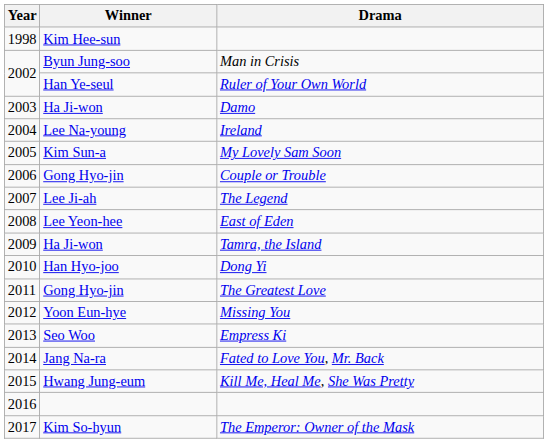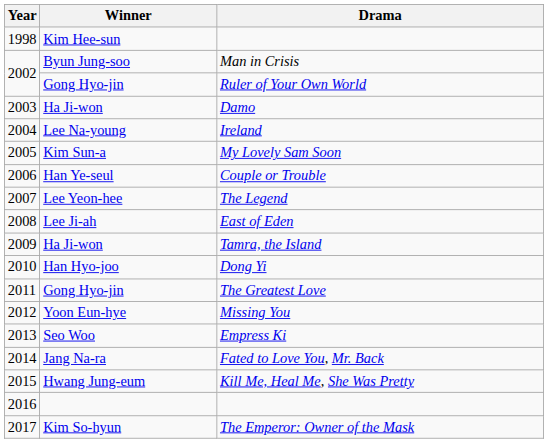(78, 84) Han Ye-seul -> (83, 84) Gong Hyo-jin
(83, 175) Gong Hyo-jin -> (78, 175) Han Ye-seul
(70, 198) Lee Ji-ah -> (83, 198) Lee Yeon-hee
(83, 221) Lee Yeon-hee -> (70, 221) Lee Ji-ah
